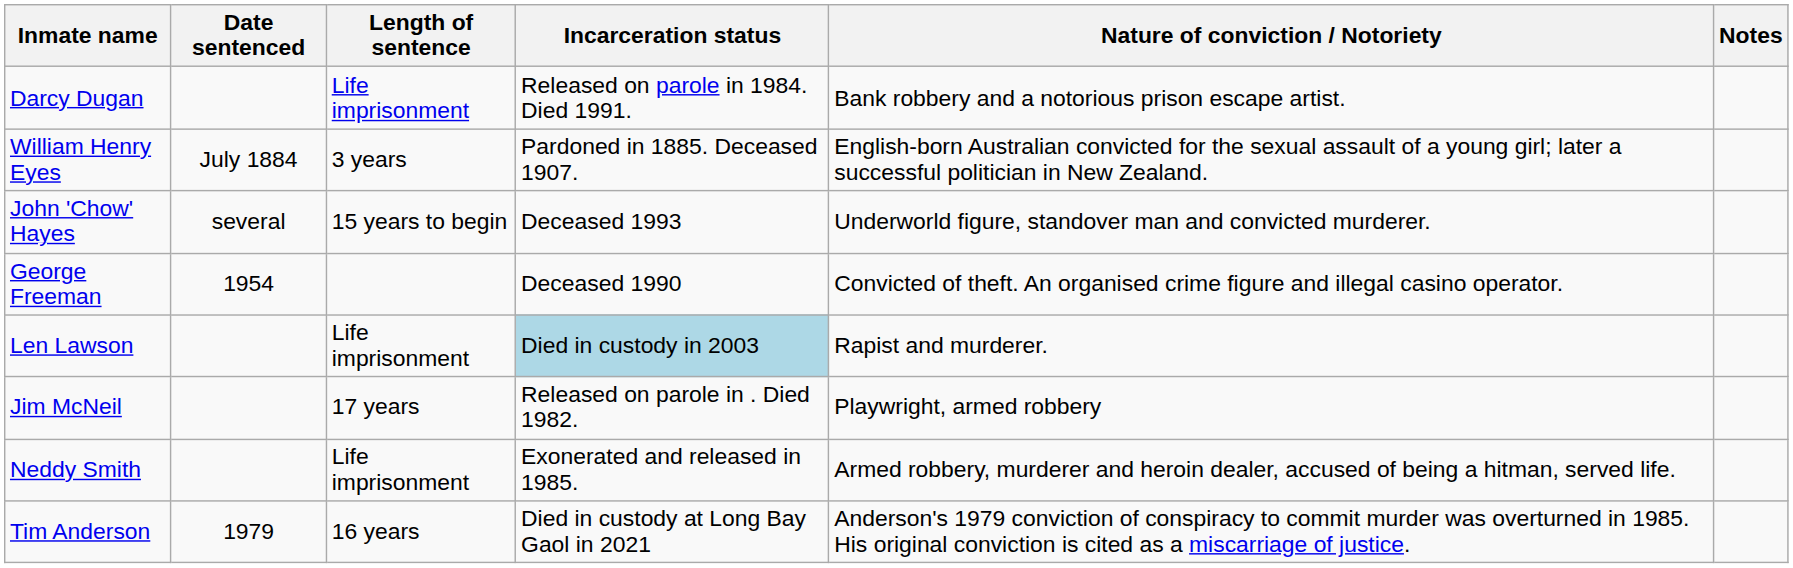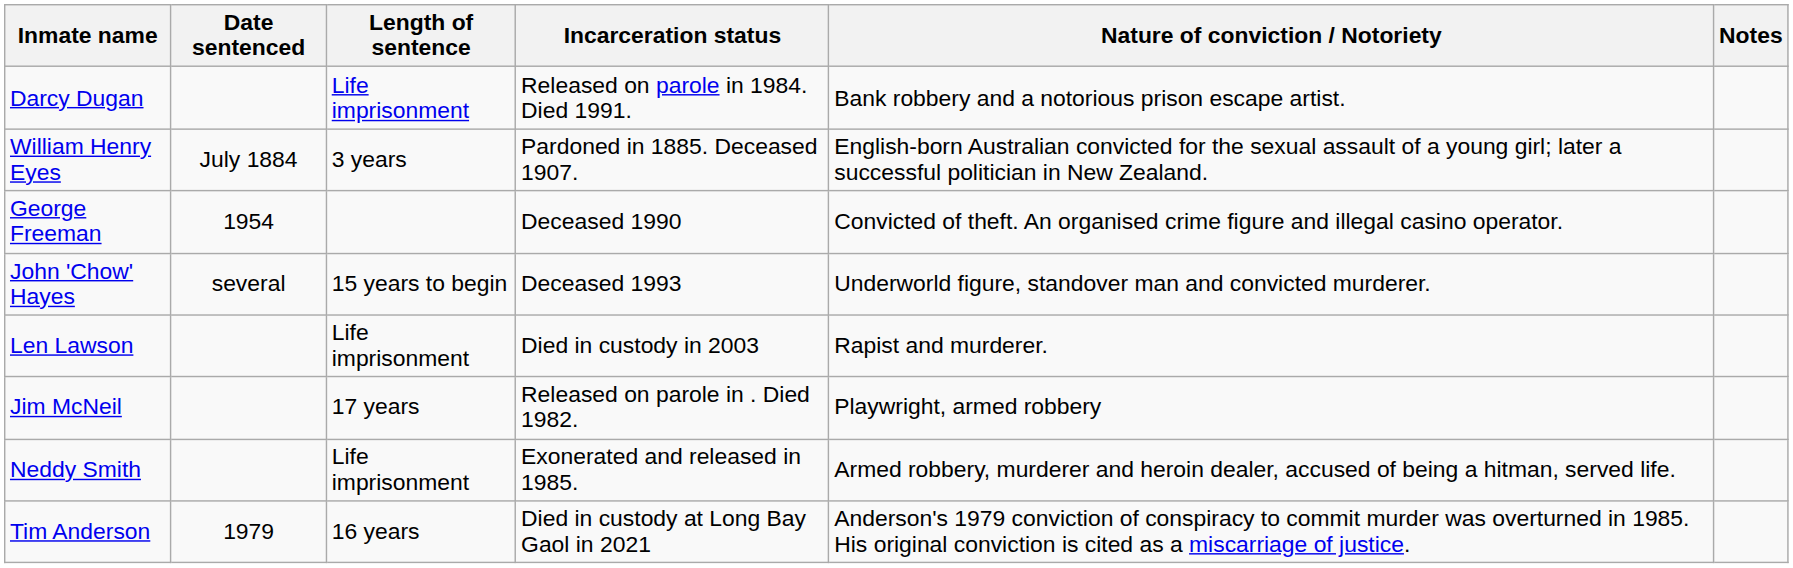rows swapped: (56, 283) <-> (72, 221)
(640, 345) lightblue background -> (640, 345) no background
